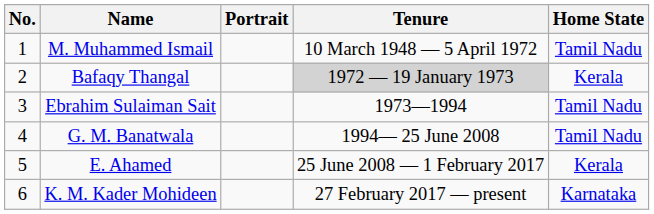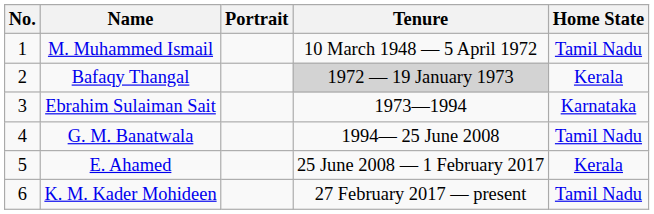(598, 106) Tamil Nadu -> (598, 106) Karnataka
(598, 194) Karnataka -> (598, 194) Tamil Nadu
